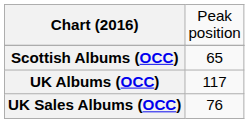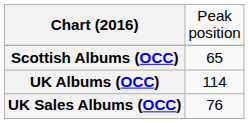(215, 81) 117 -> (215, 81) 114
